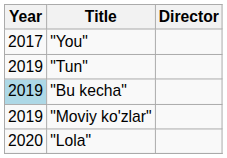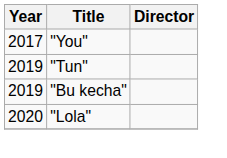(26, 91) lightblue background -> (26, 91) no background
- row: (101, 116)
